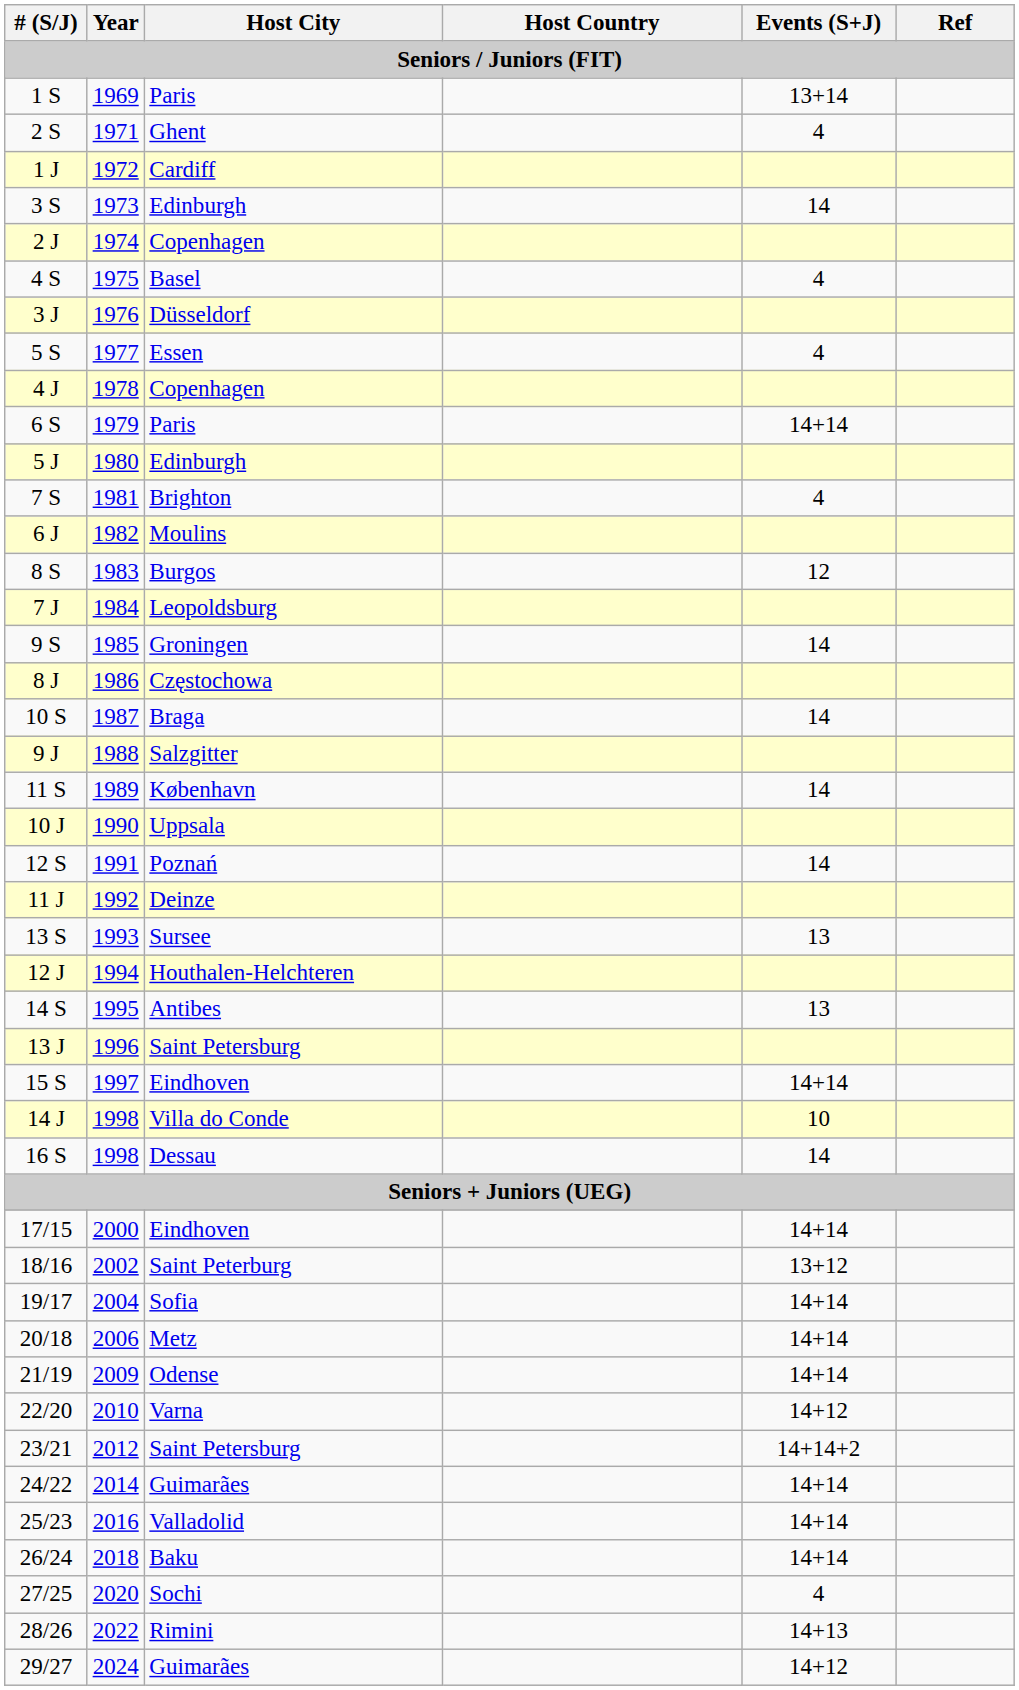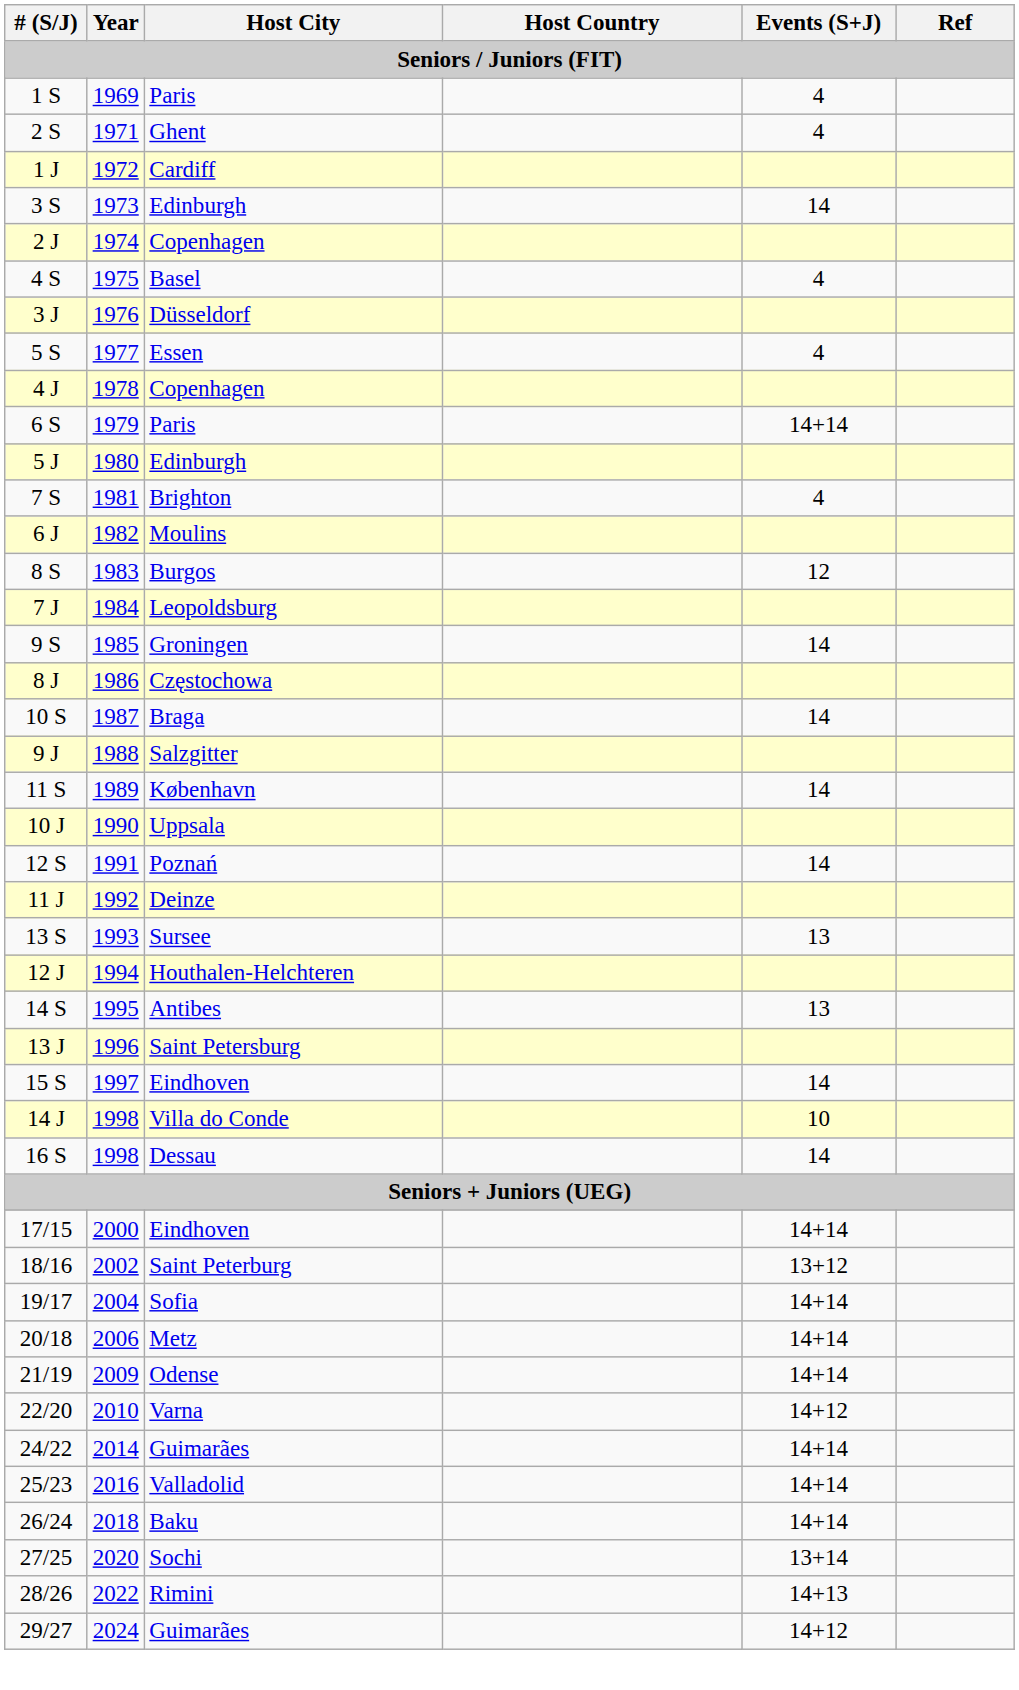(819, 95) 13+14 -> (819, 95) 4
(819, 1082) 14+14 -> (819, 1082) 14
- row: (46, 1447)
(819, 1593) 4 -> (819, 1557) 13+14
